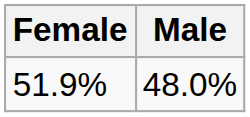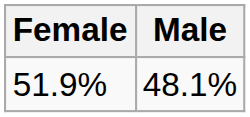(190, 83) 48.0% -> (190, 83) 48.1%
